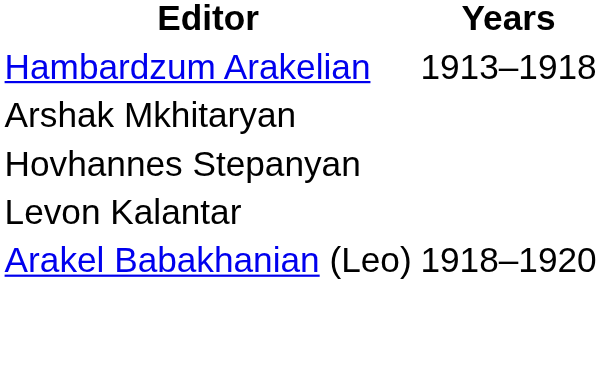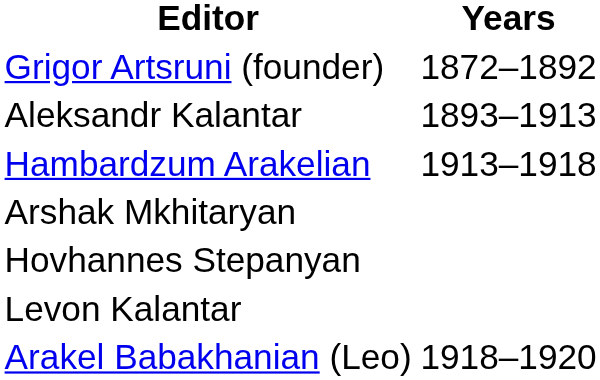+ row: (194, 67)
+ row: (153, 115)
